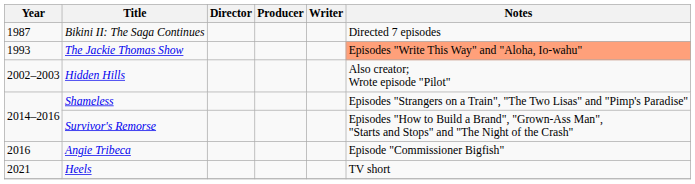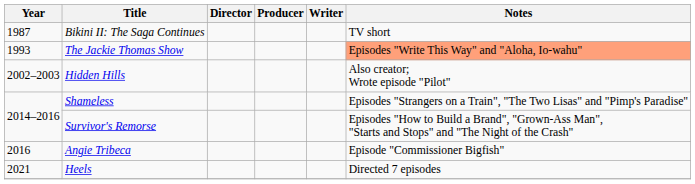(395, 32) Directed 7 episodes -> (369, 32) TV short
(369, 169) TV short -> (395, 169) Directed 7 episodes
